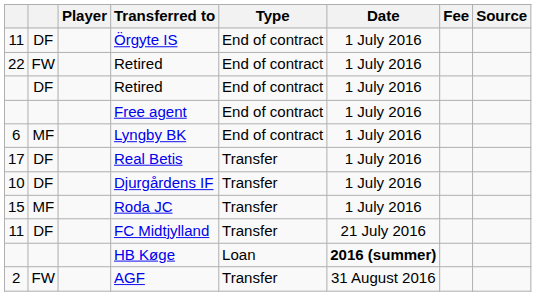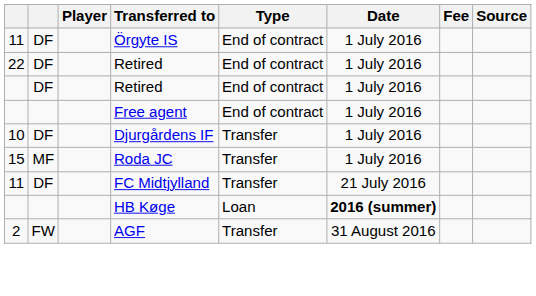(43, 64) FW -> (43, 64) DF
- row: (16, 135)
- row: (16, 159)
